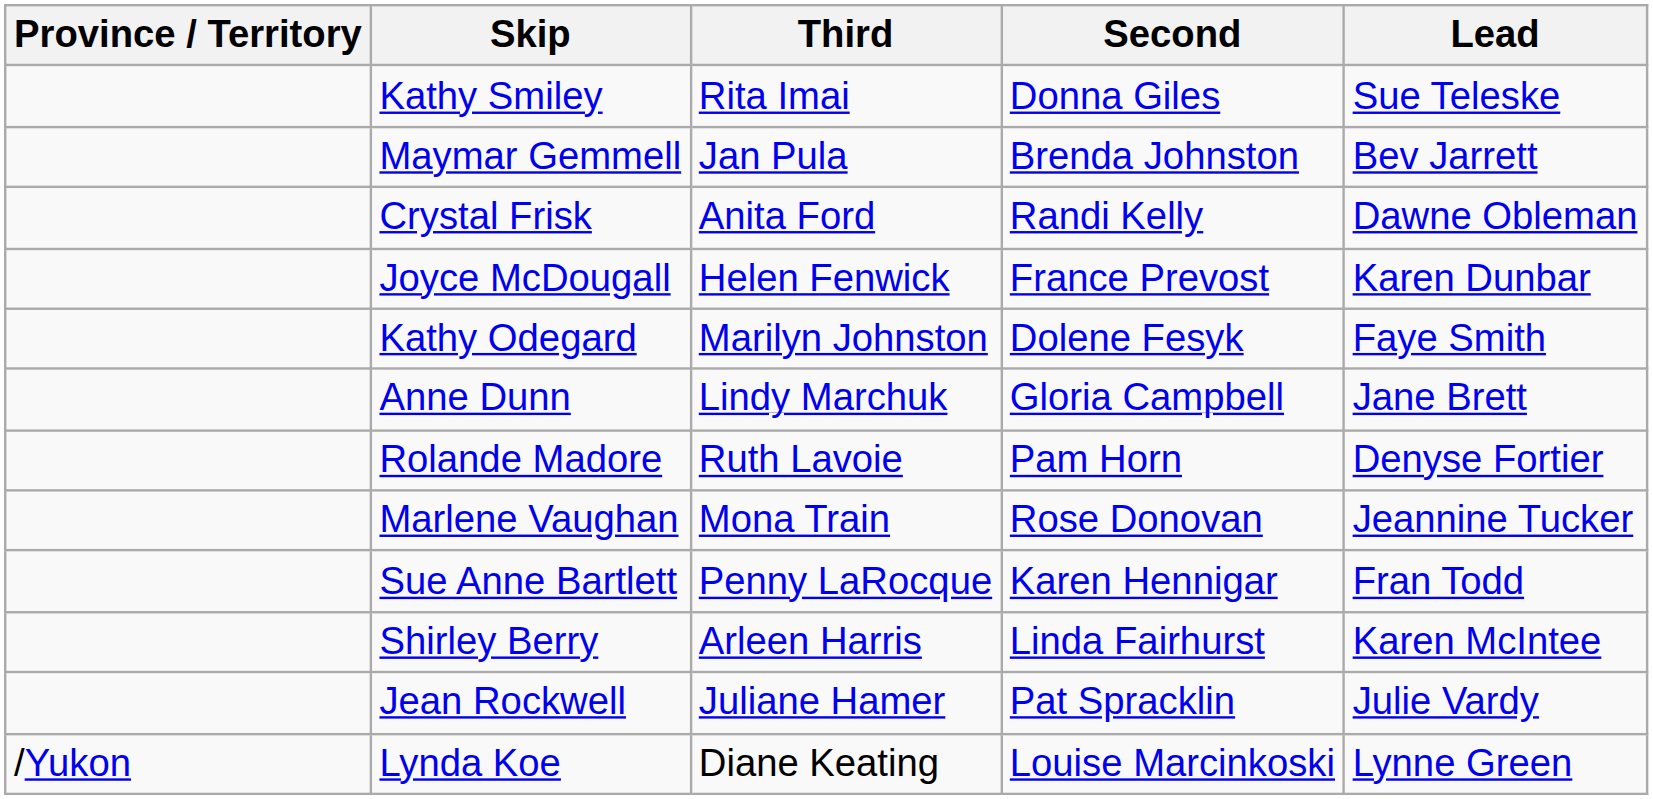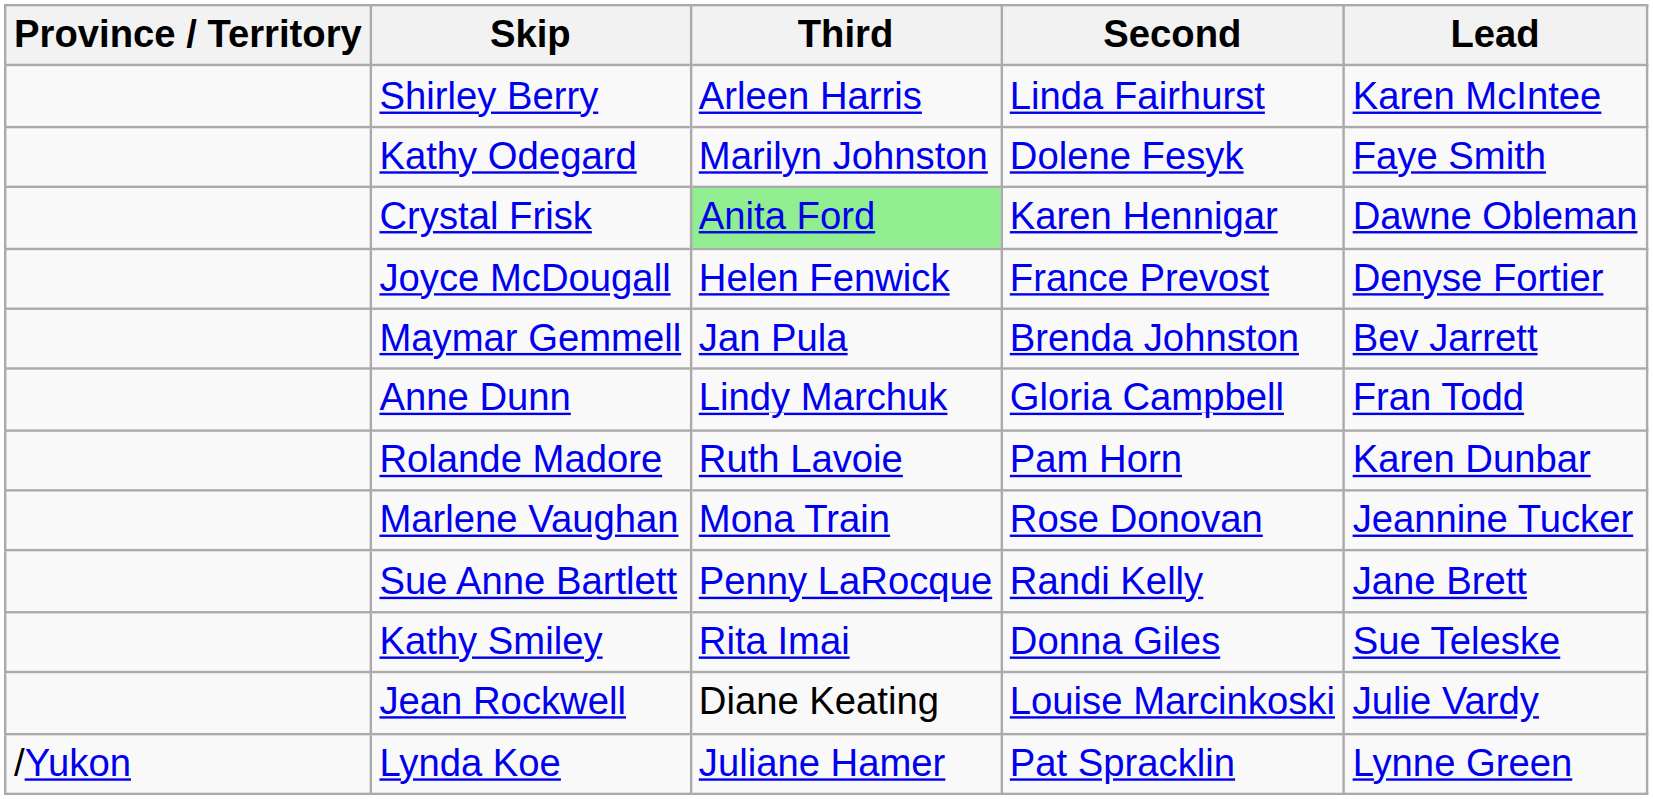rows swapped: (491, 95) <-> (489, 641)
rows swapped: (508, 338) <-> (530, 156)
(787, 216) no background -> (787, 216) lightgreen background
(1107, 216) Randi Kelly -> (1144, 216) Karen Hennigar
(1472, 277) Karen Dunbar -> (1478, 277) Denyse Fortier
(1440, 398) Jane Brett -> (1438, 398) Fran Todd
(1478, 459) Denyse Fortier -> (1472, 459) Karen Dunbar
(1144, 580) Karen Hennigar -> (1107, 580) Randi Kelly
(1438, 580) Fran Todd -> (1440, 580) Jane Brett
(822, 701) Juliane Hamer -> (819, 701) Diane Keating
(1122, 701) Pat Spracklin -> (1172, 701) Louise Marcinkoski
(819, 762) Diane Keating -> (822, 762) Juliane Hamer
(1172, 762) Louise Marcinkoski -> (1122, 762) Pat Spracklin
